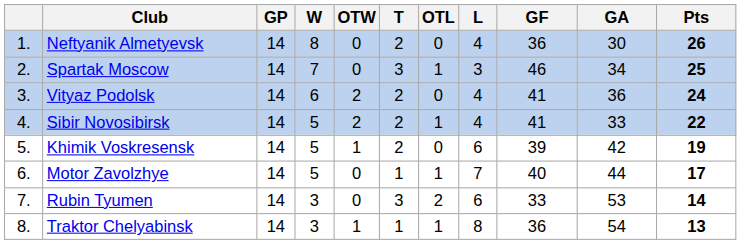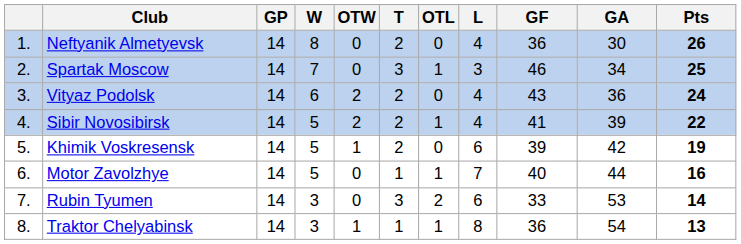(537, 95) 41 -> (537, 95) 43
(617, 122) 33 -> (617, 122) 39
(696, 174) 17 -> (696, 174) 16
